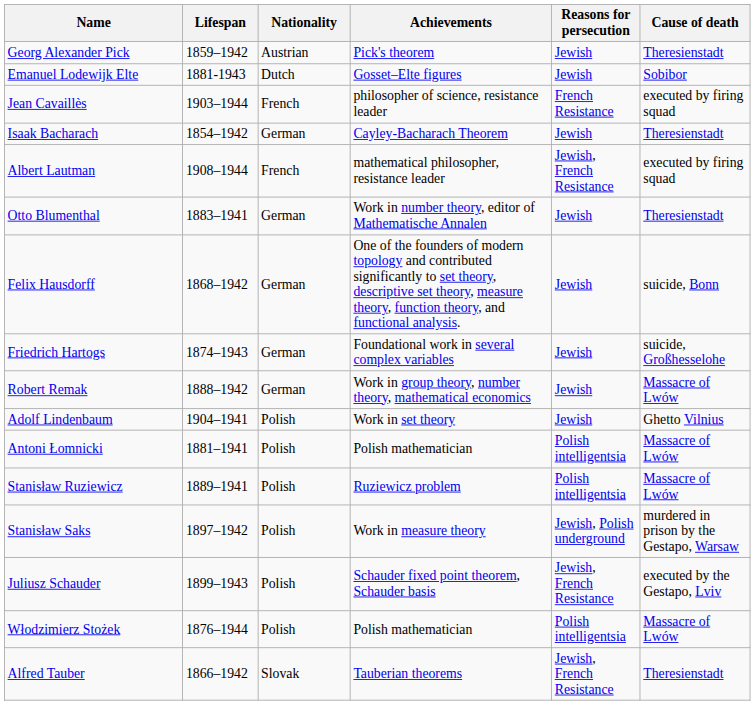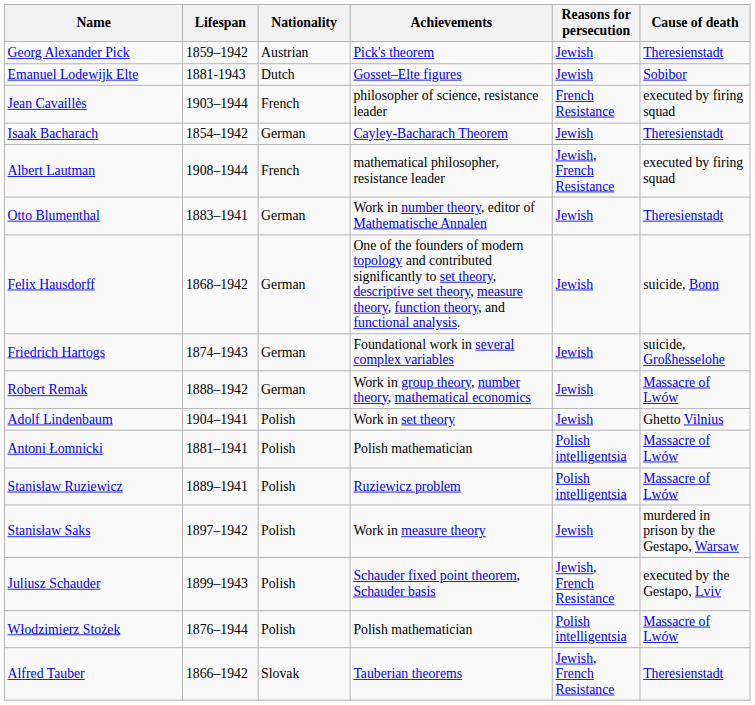(594, 531) Jewish, Polish underground -> (574, 531) Jewish
